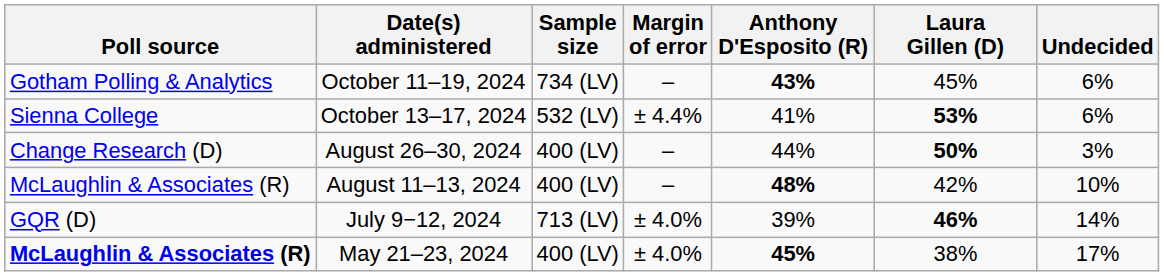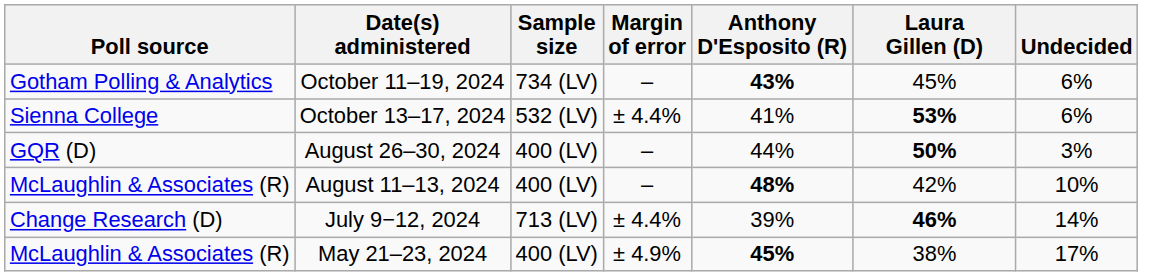(116, 151) Change Research (D) -> (53, 151) GQR (D)
(53, 220) GQR (D) -> (116, 220) Change Research (D)
(668, 220) ± 4.0% -> (647, 220) ± 4.4%
(160, 254) bold -> (150, 254) normal
(668, 254) ± 4.0% -> (647, 254) ± 4.9%
